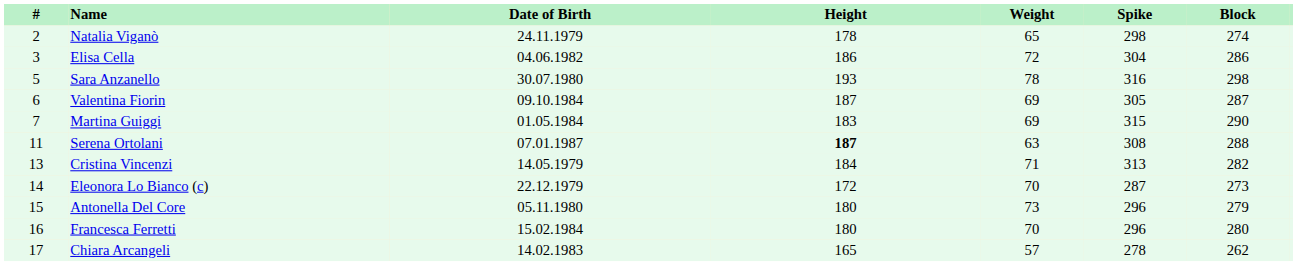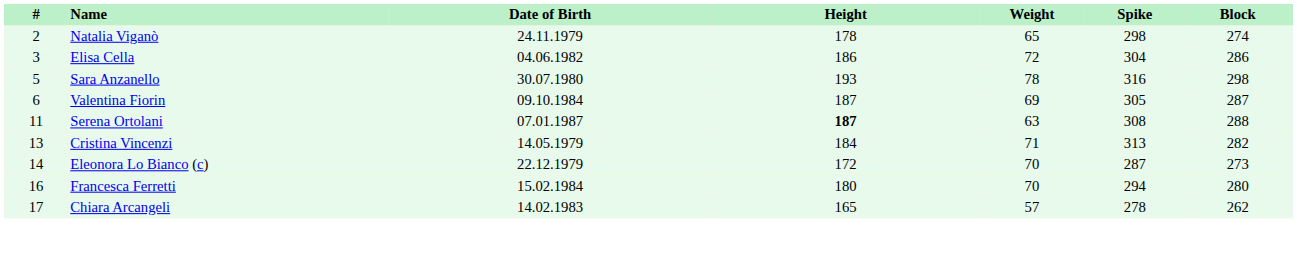- row: (116, 121)
- row: (128, 207)
(1135, 228) 296 -> (1135, 186) 294
